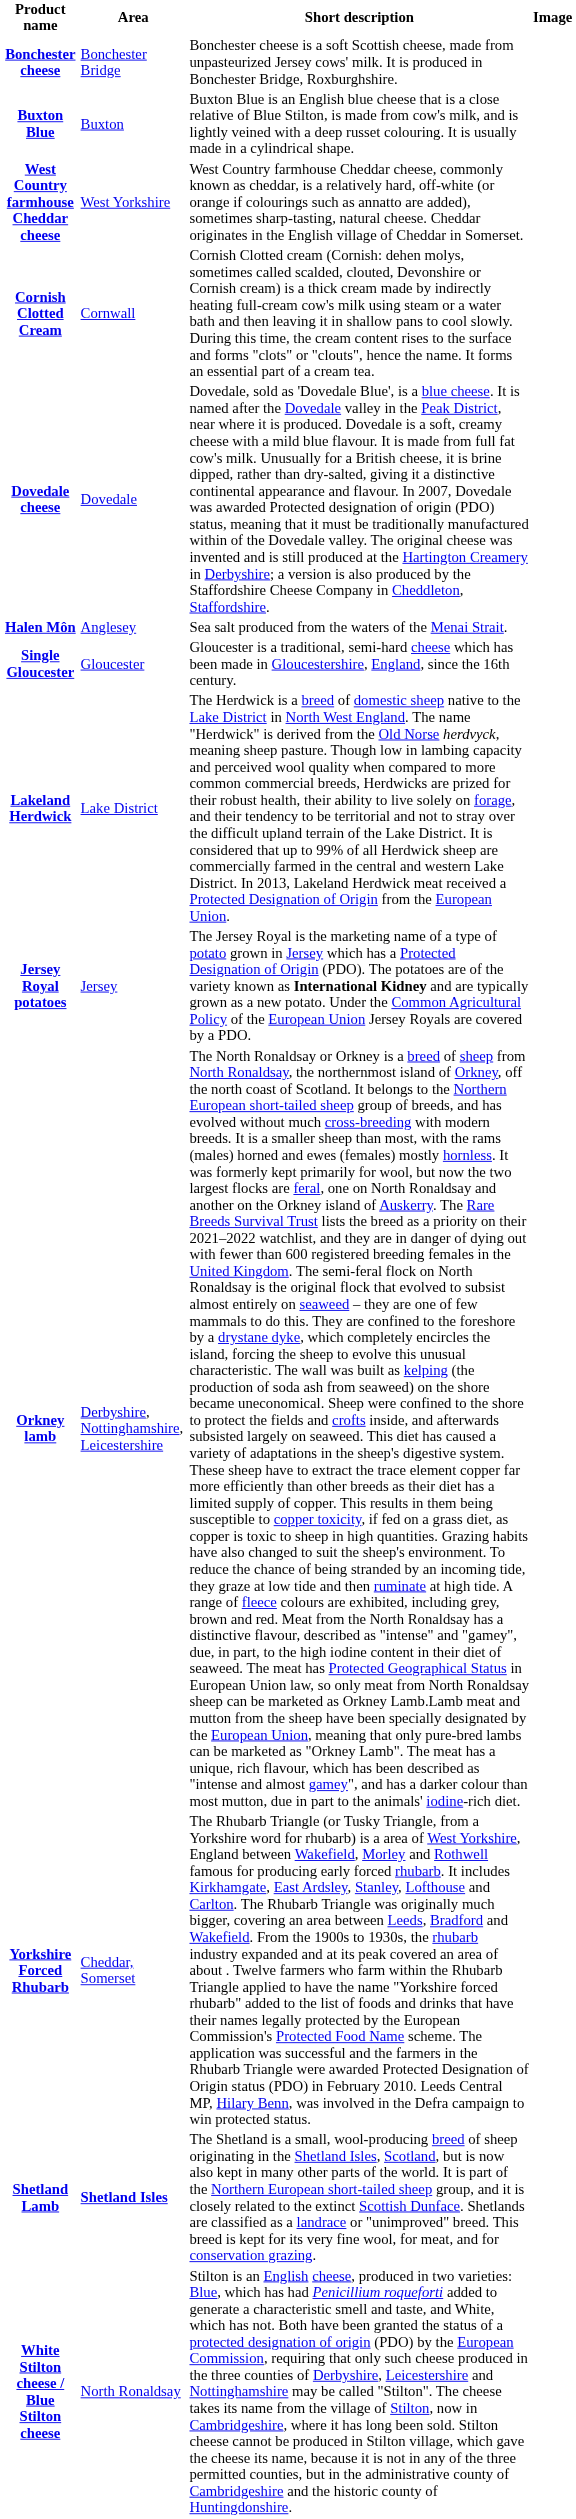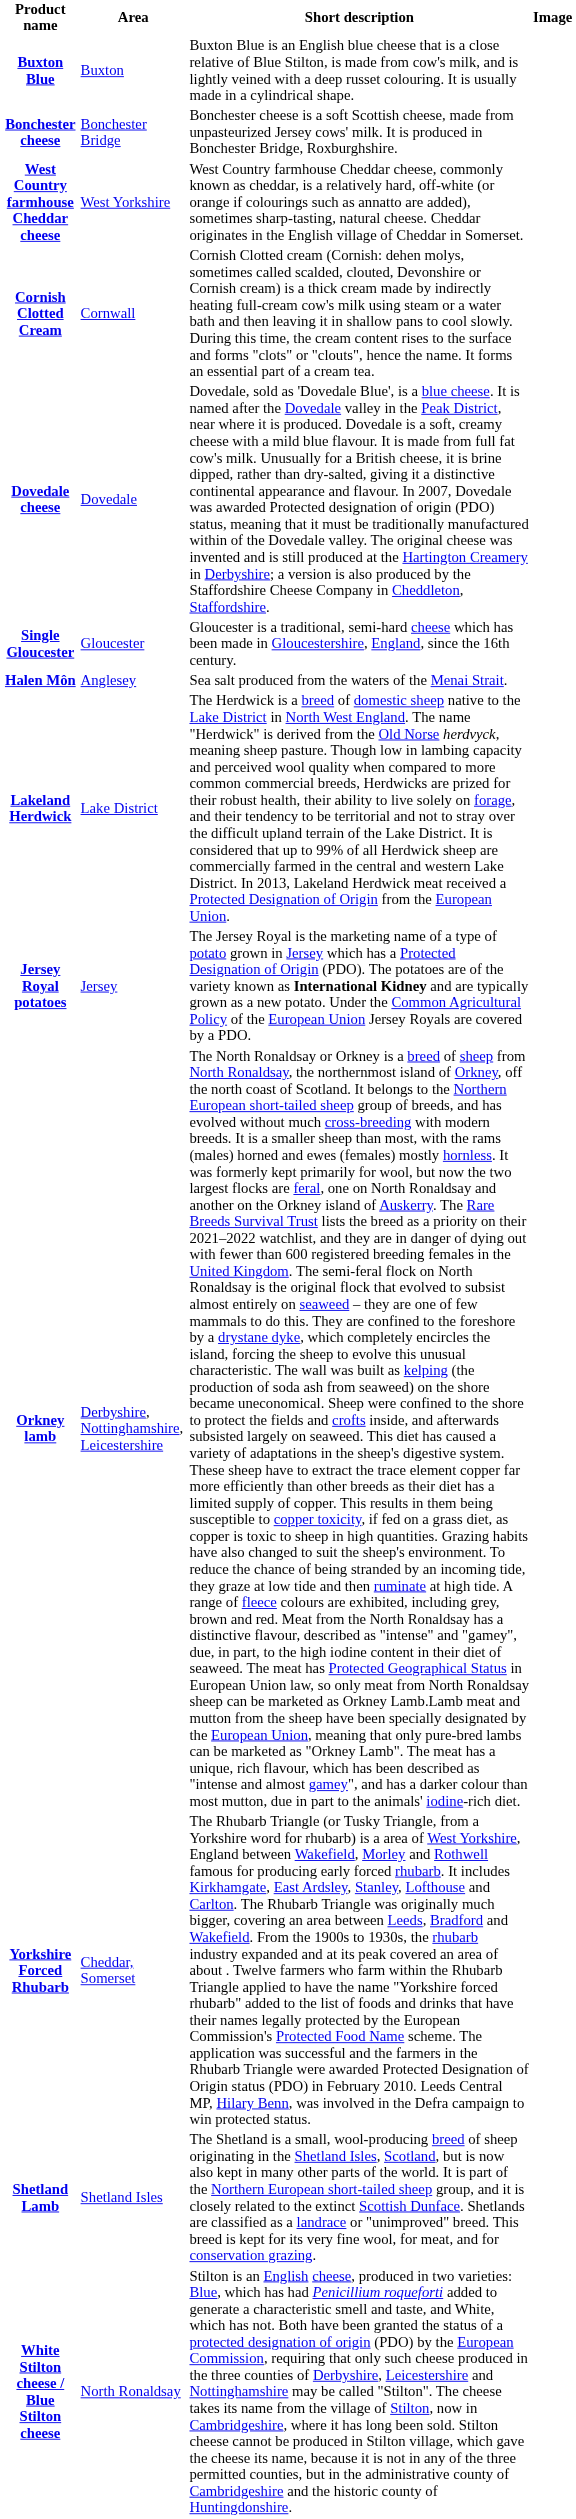rows swapped: (40, 62) <-> (40, 124)
rows swapped: (40, 664) <-> (40, 627)
(124, 2197) bold -> (122, 2197) normal
